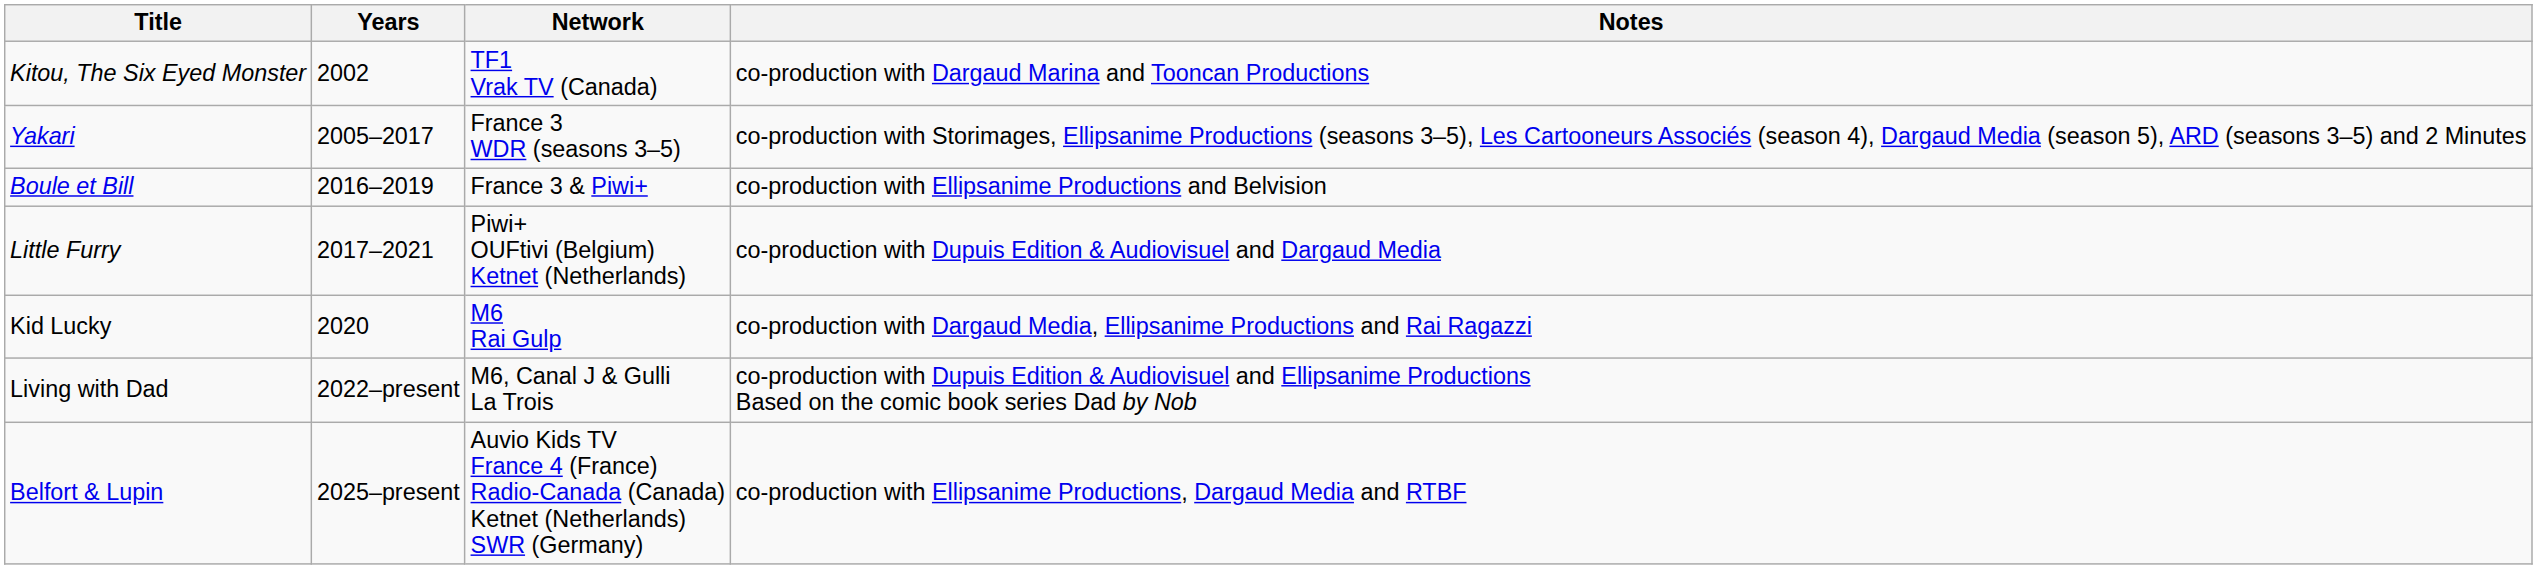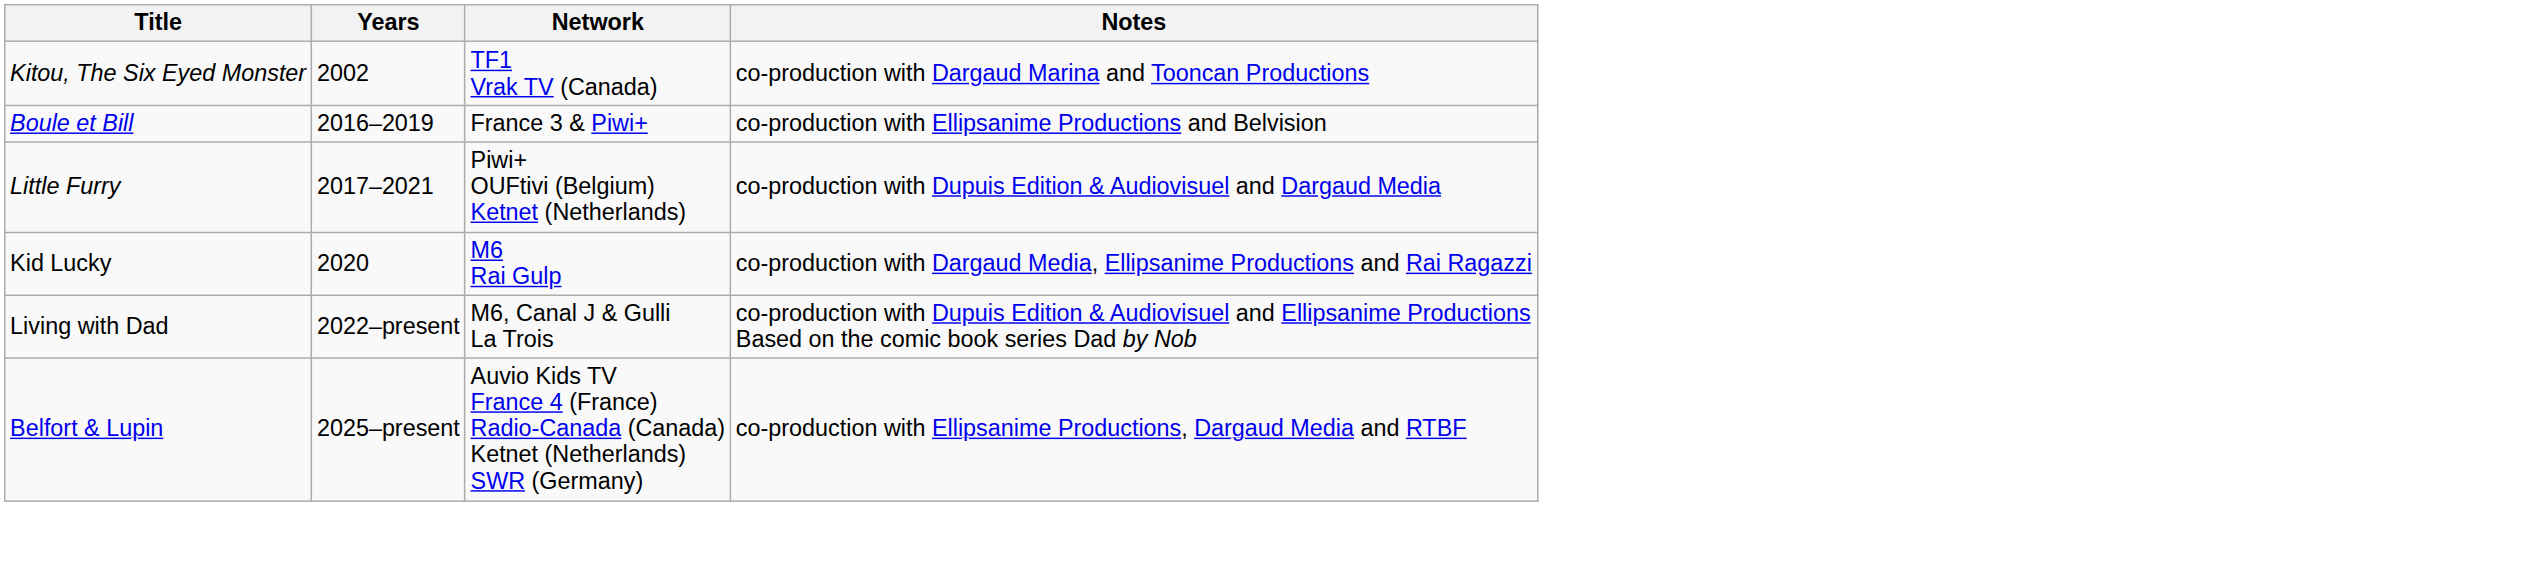- row: (42, 136)
